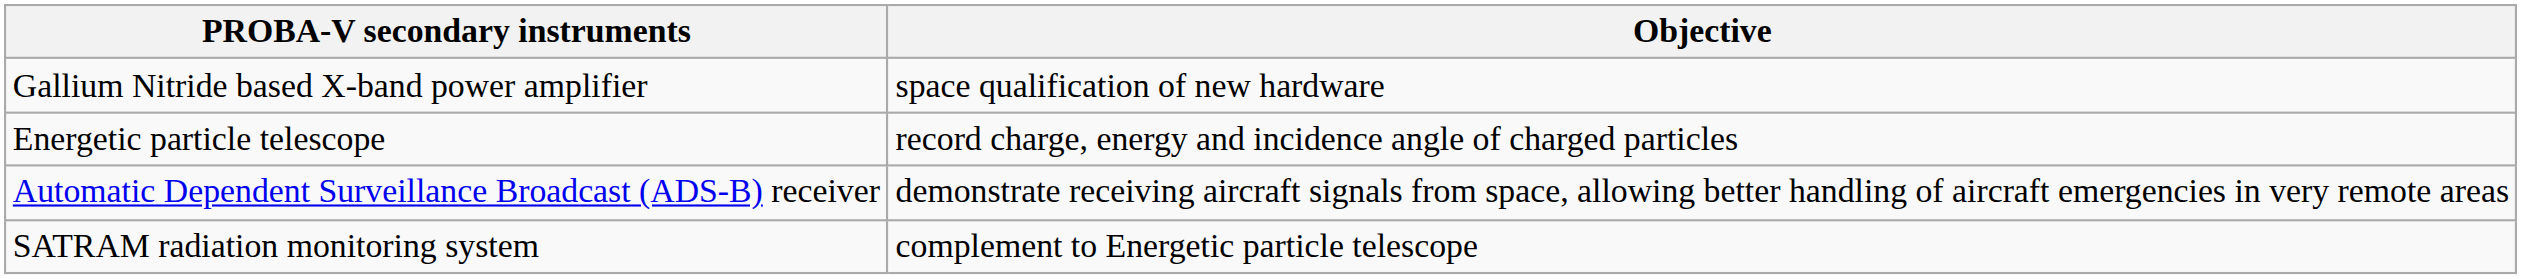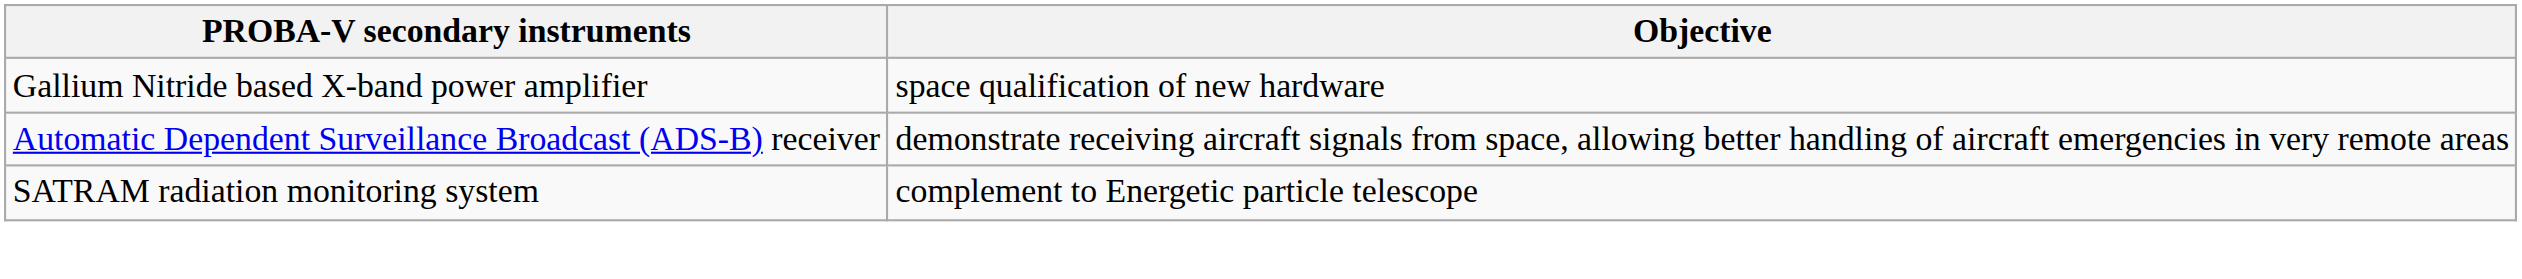- row: (199, 138)
